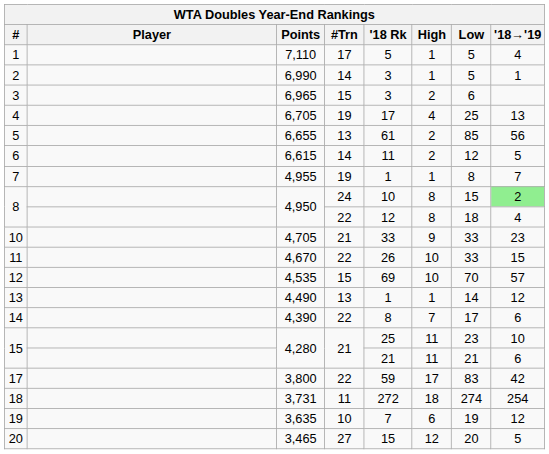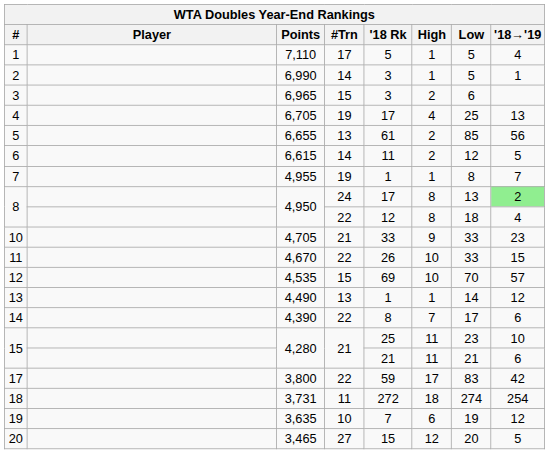(388, 197) 10 -> (388, 197) 17
(471, 197) 15 -> (471, 197) 13
